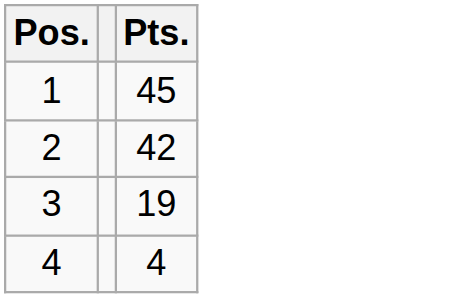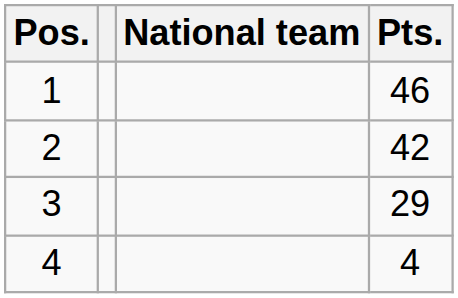+ column: (242, 33)
(156, 90) 45 -> (410, 90) 46
(156, 205) 19 -> (410, 205) 29
